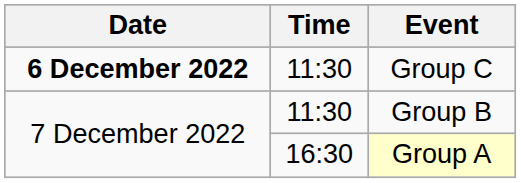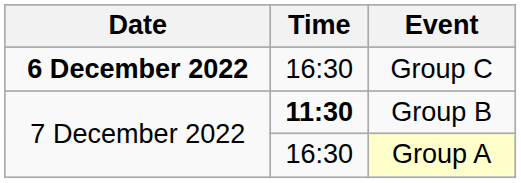(319, 68) 11:30 -> (319, 68) 16:30
(319, 111) normal -> (319, 111) bold
